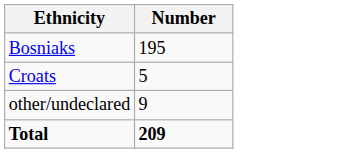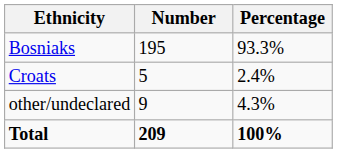+ column: (282, 18)
